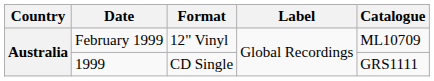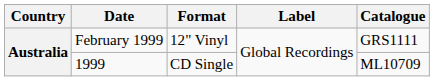(390, 40) ML10709 -> (389, 40) GRS1111
(389, 64) GRS1111 -> (390, 64) ML10709
